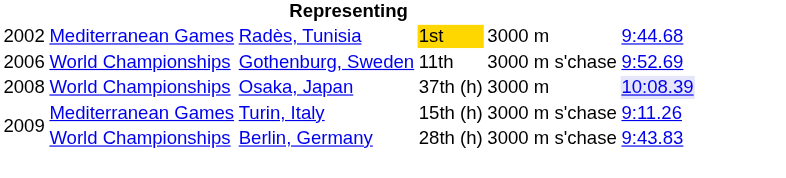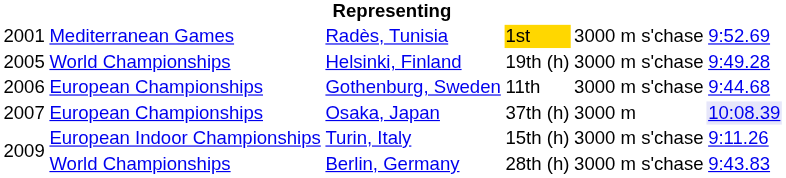(24, 36) 2002 -> (24, 36) 2001
(518, 36) 3000 m -> (639, 36) 3000 m s'chase
(652, 36) 9:44.68 -> (739, 36) 9:52.69
+ row: (394, 61)
(140, 61) World Championships -> (156, 87) European Championships
(652, 61) 9:52.69 -> (739, 87) 9:44.68
(24, 87) 2008 -> (24, 112) 2007
(140, 87) World Championships -> (156, 112) European Championships
(142, 112) Mediterranean Games -> (185, 138) European Indoor Championships
